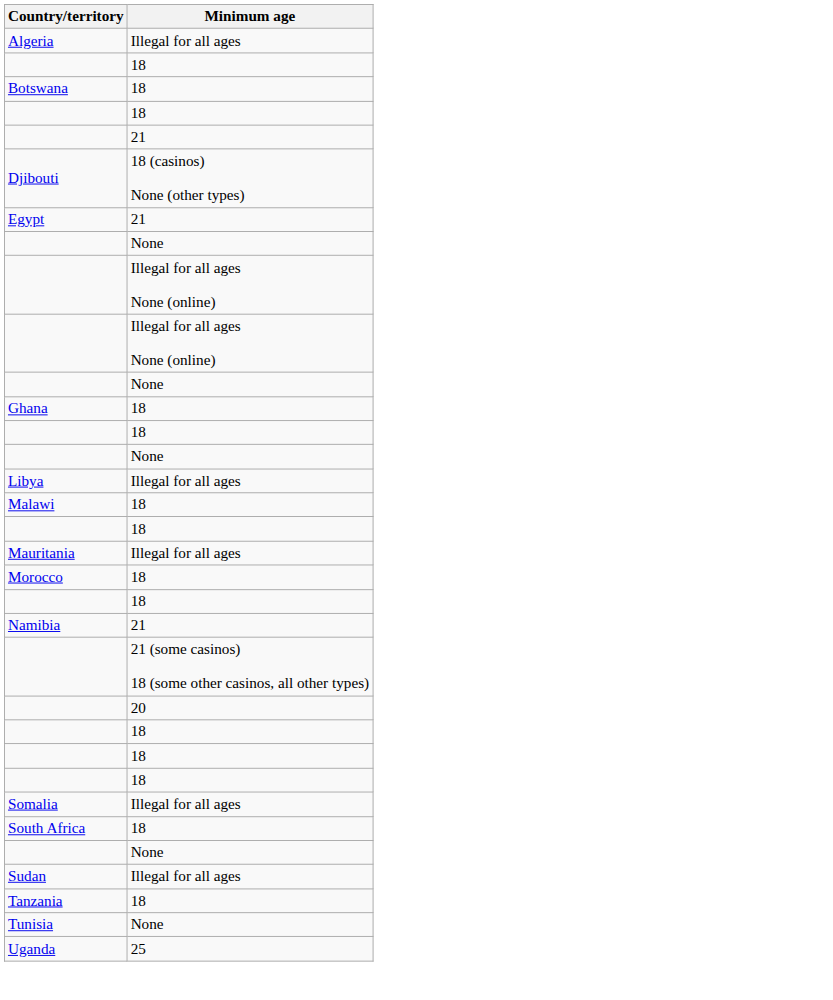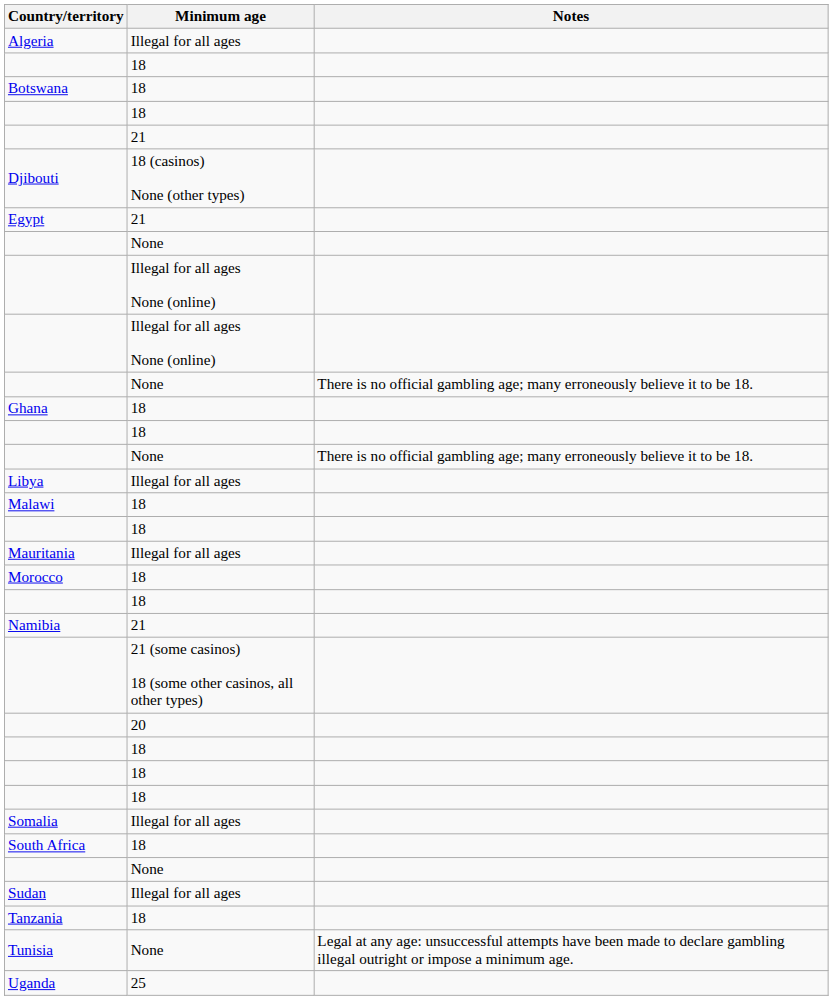+ column: (571, 16)
